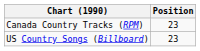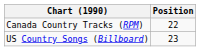(173, 25) 23 -> (173, 25) 22
